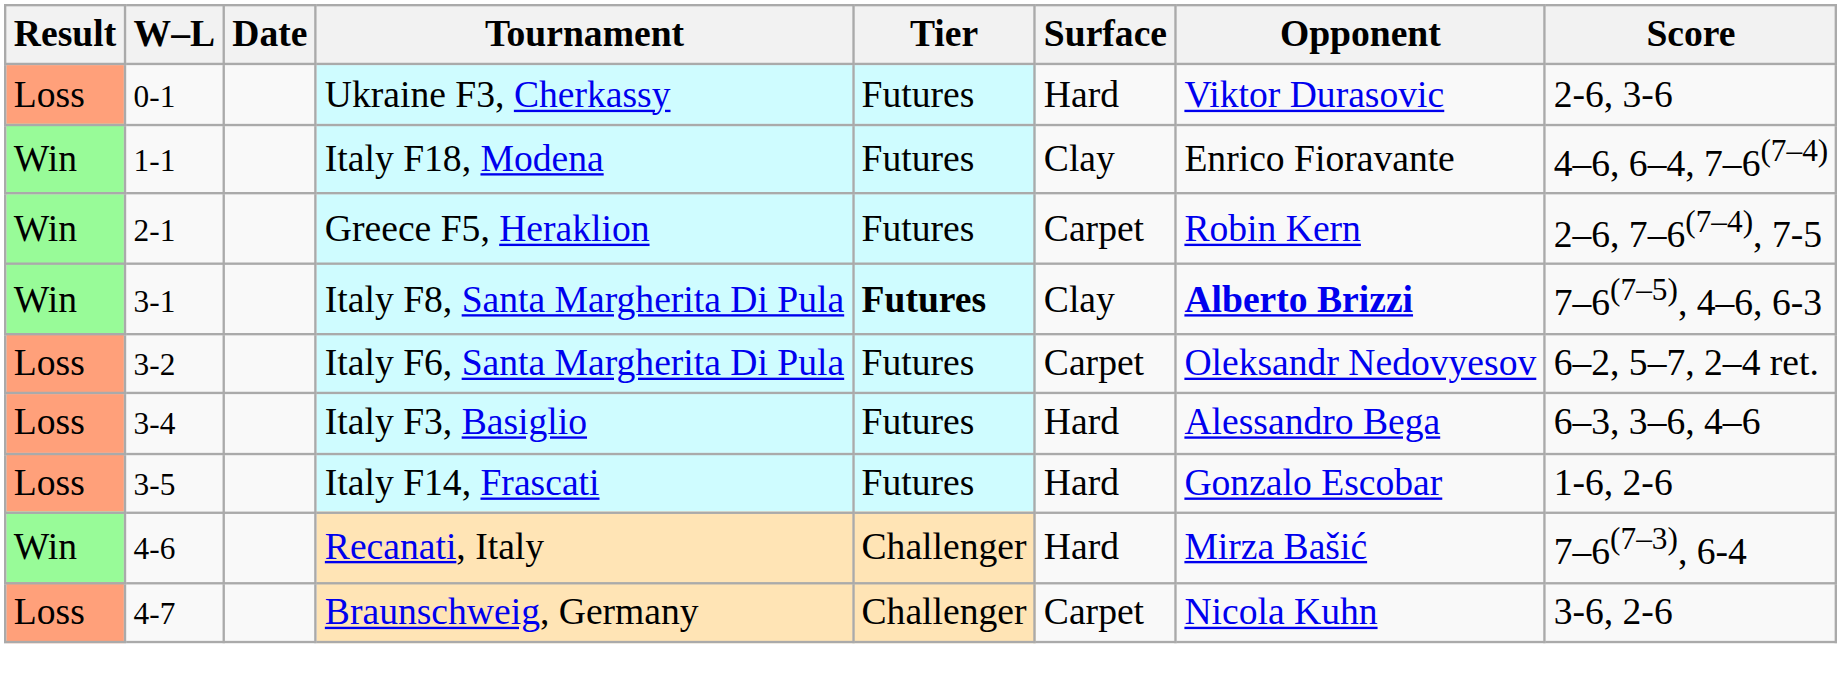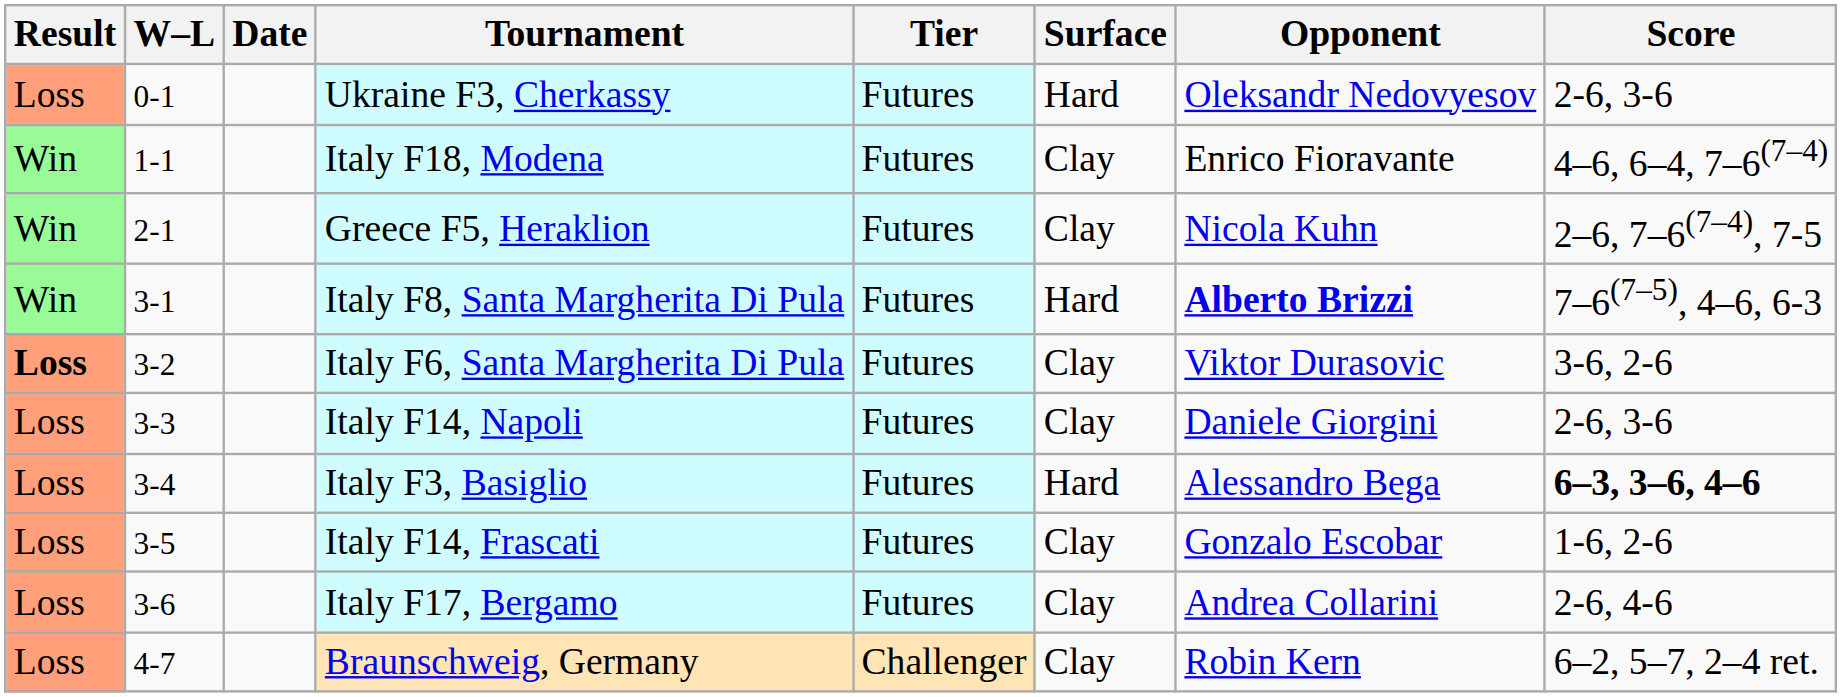(1314, 93) Viktor Durasovic -> (1360, 93) Oleksandr Nedovyesov
(1094, 228) Carpet -> (1079, 228) Clay
(1273, 228) Robin Kern -> (1281, 228) Nicola Kuhn
(924, 298) bold -> (918, 298) normal
(1079, 298) Clay -> (1081, 298) Hard
(49, 362) normal -> (50, 362) bold
(1094, 362) Carpet -> (1079, 362) Clay
(1360, 362) Oleksandr Nedovyesov -> (1314, 362) Viktor Durasovic
(1686, 362) 6–2, 5–7, 2–4 ret. -> (1613, 362) 3-6, 2-6
+ row: (454, 422)
(1657, 422) normal -> (1657, 482) bold
(1081, 482) Hard -> (1079, 541) Clay
+ row: (471, 601)
- row: (434, 546)
(1094, 611) Carpet -> (1079, 661) Clay
(1281, 611) Nicola Kuhn -> (1273, 661) Robin Kern
(1613, 611) 3-6, 2-6 -> (1686, 661) 6–2, 5–7, 2–4 ret.
